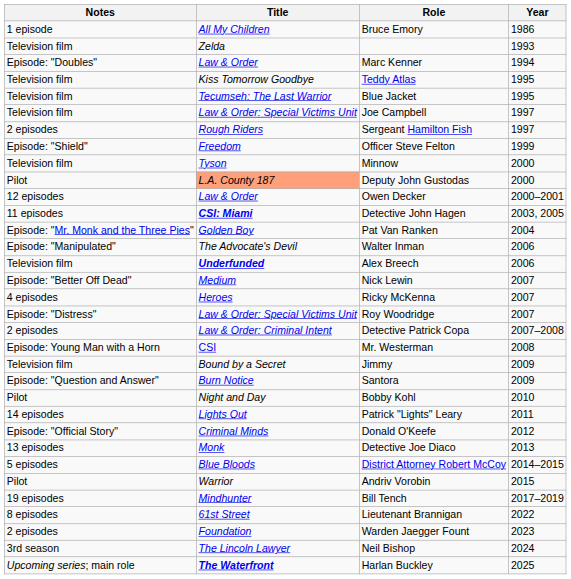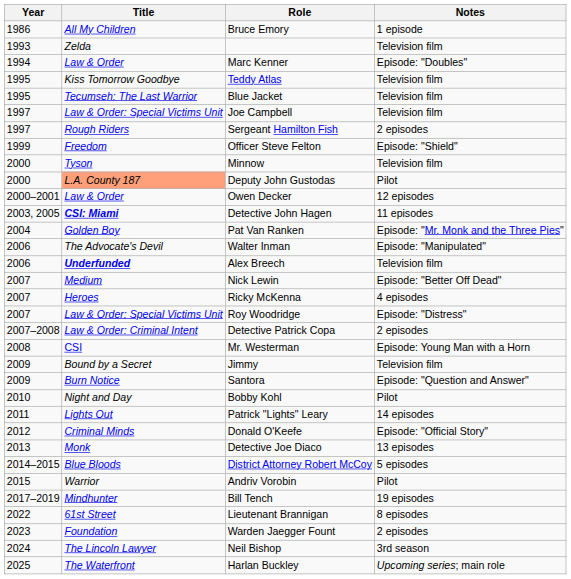columns swapped: (537, 12) <-> (100, 12)
(236, 565) bold -> (100, 565) normal
